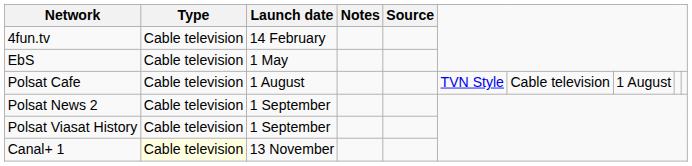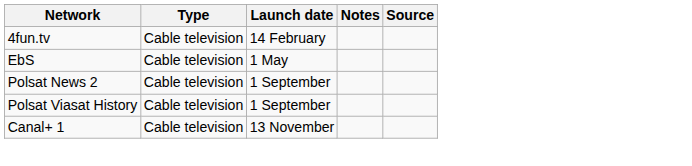- row: (44, 82)
(194, 149) lightyellow background -> (194, 127) no background
